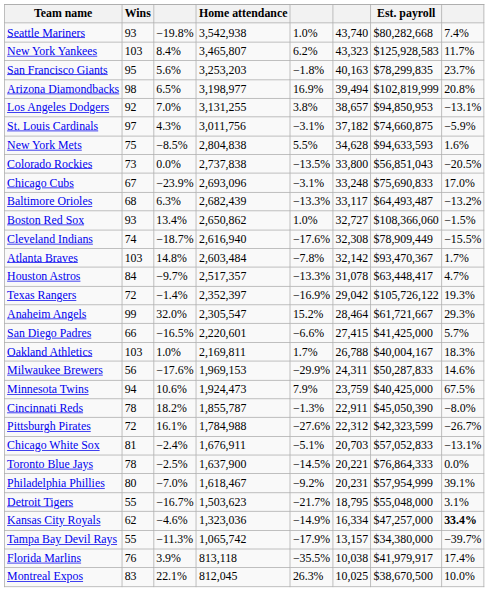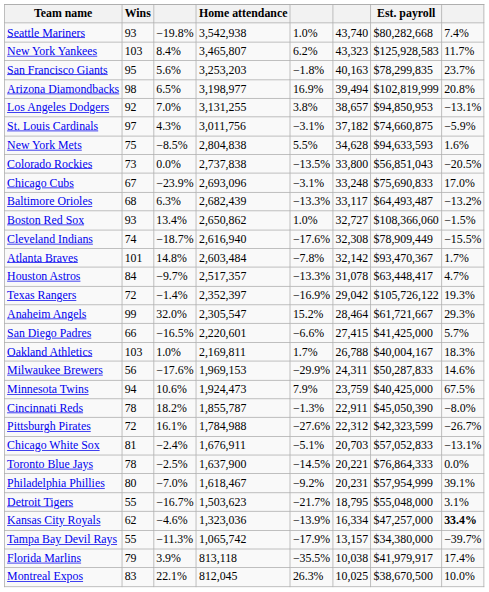(134, 257) 103 -> (134, 257) 101
(312, 520) −14.9% -> (312, 520) −13.9%
(131, 558) 76 -> (131, 558) 79
